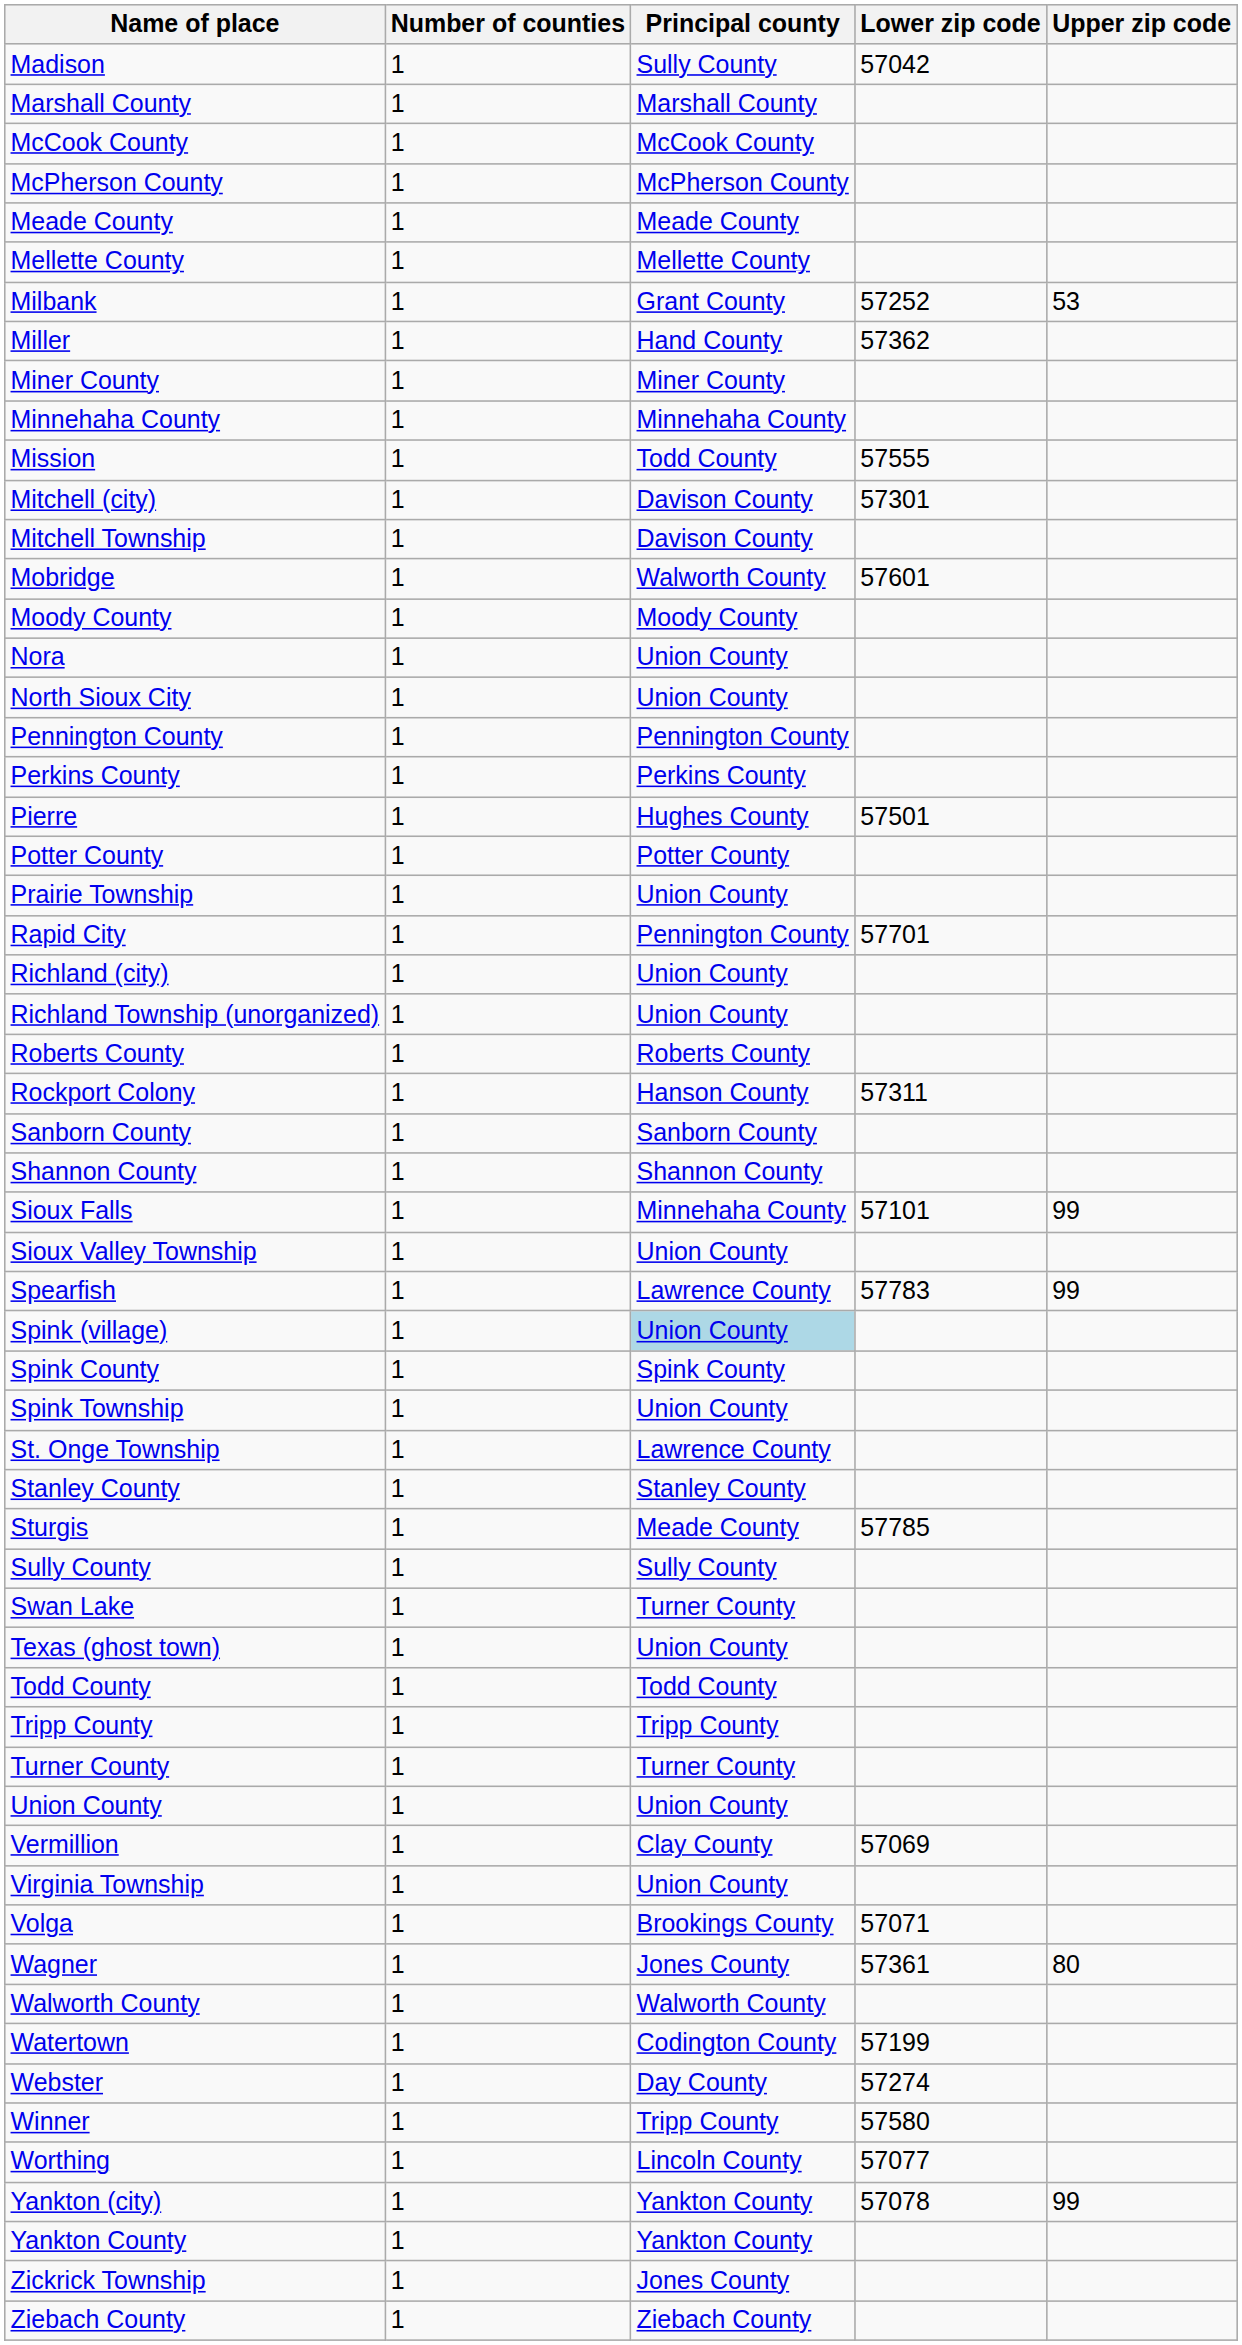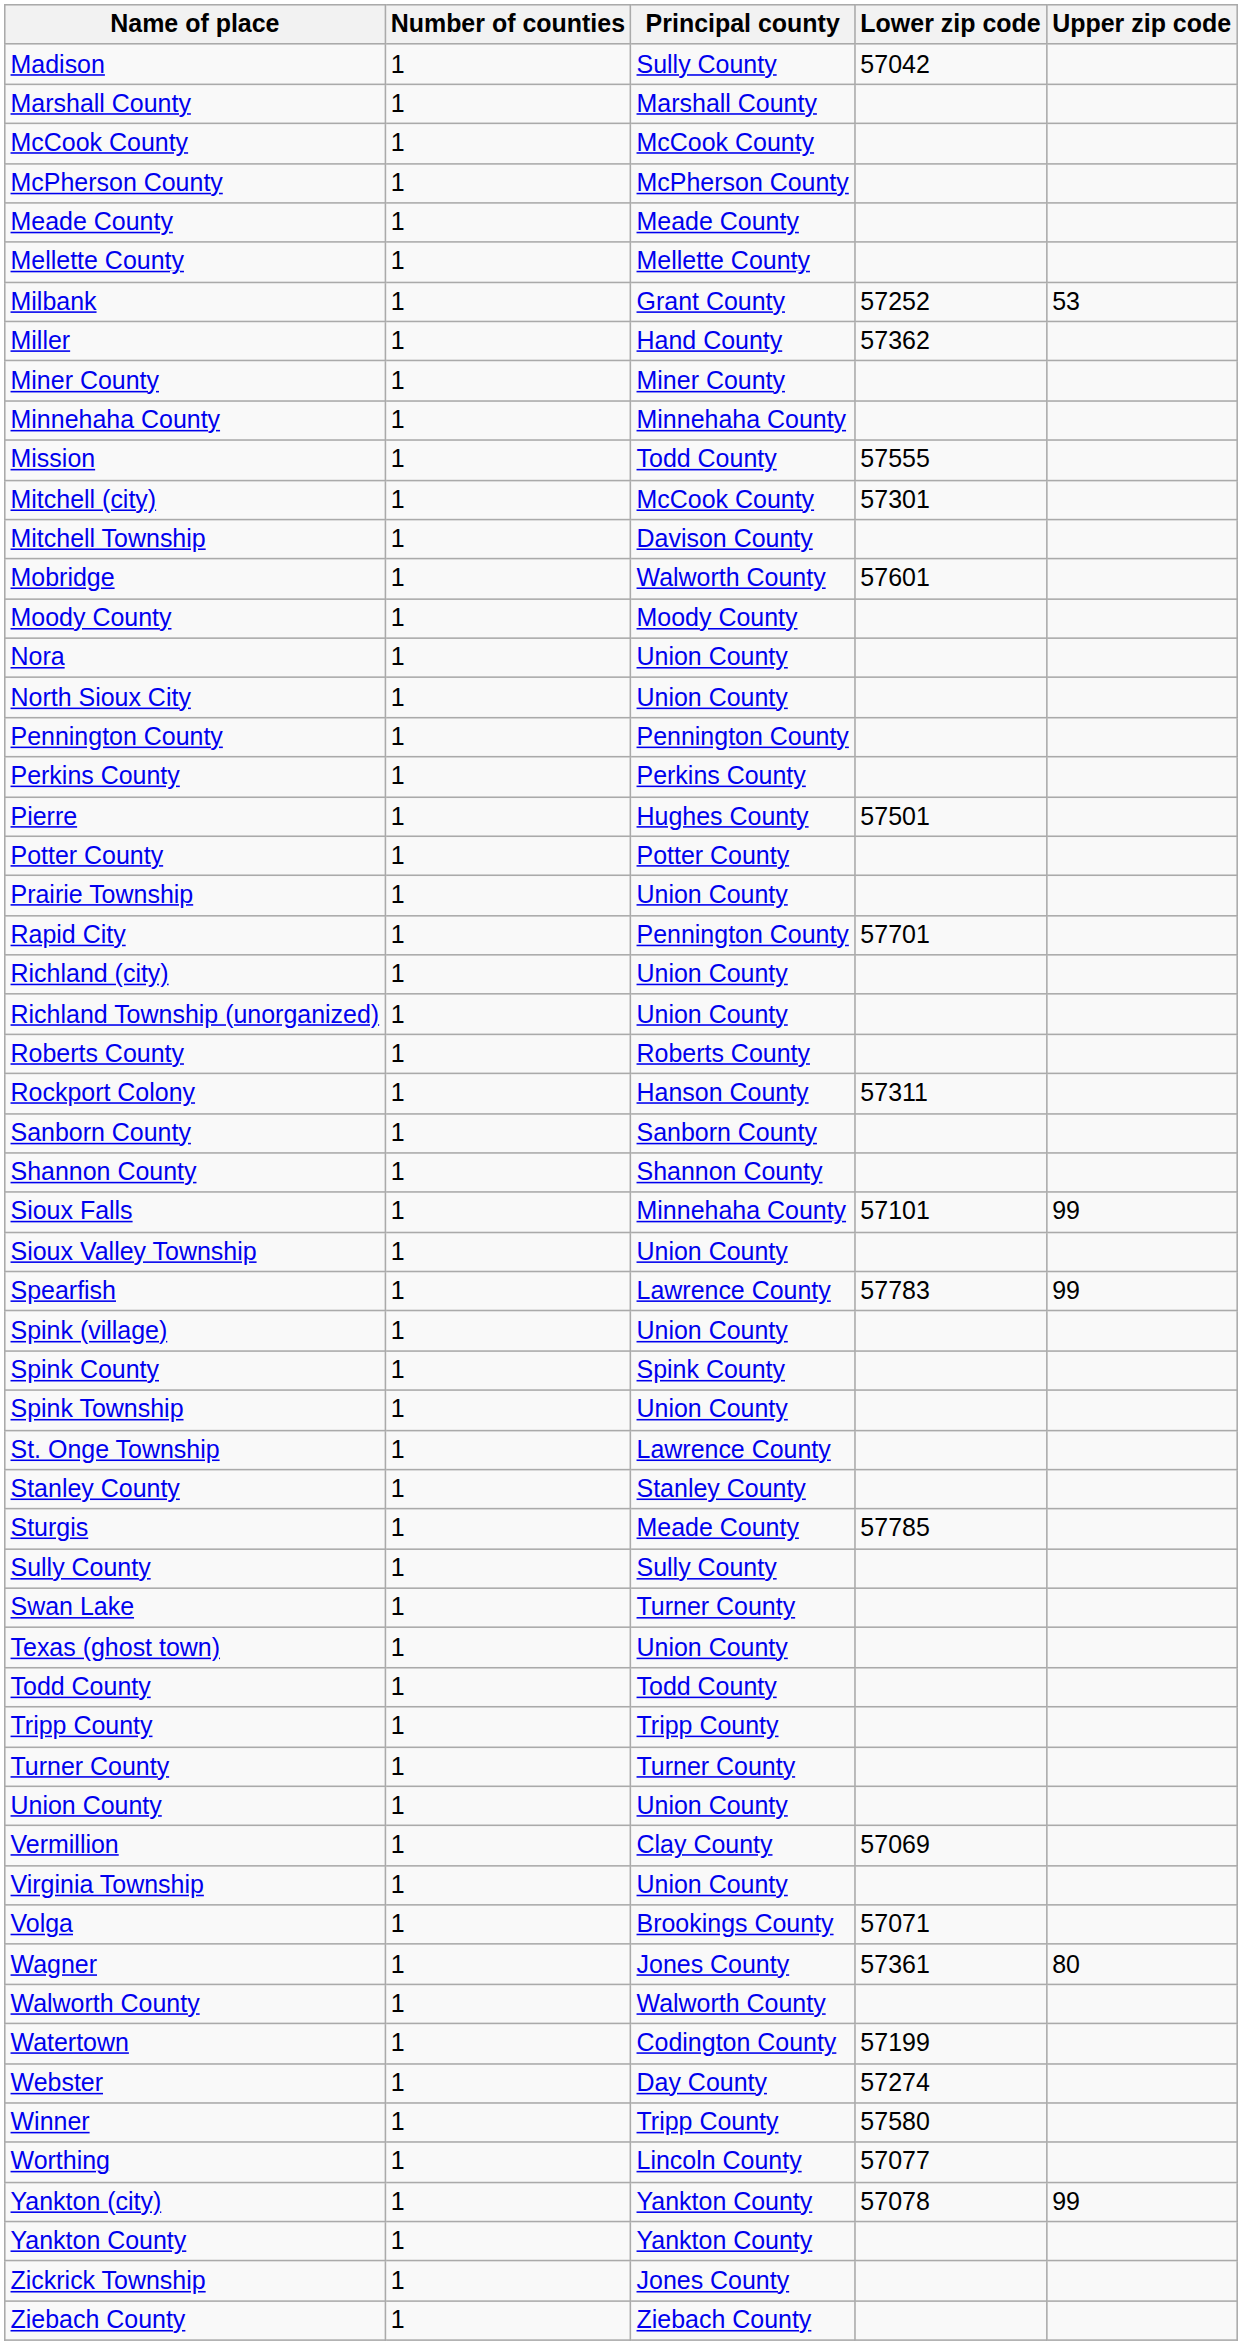(725, 499) Davison County -> (725, 499) McCook County
(712, 1330) lightblue background -> (712, 1330) no background
